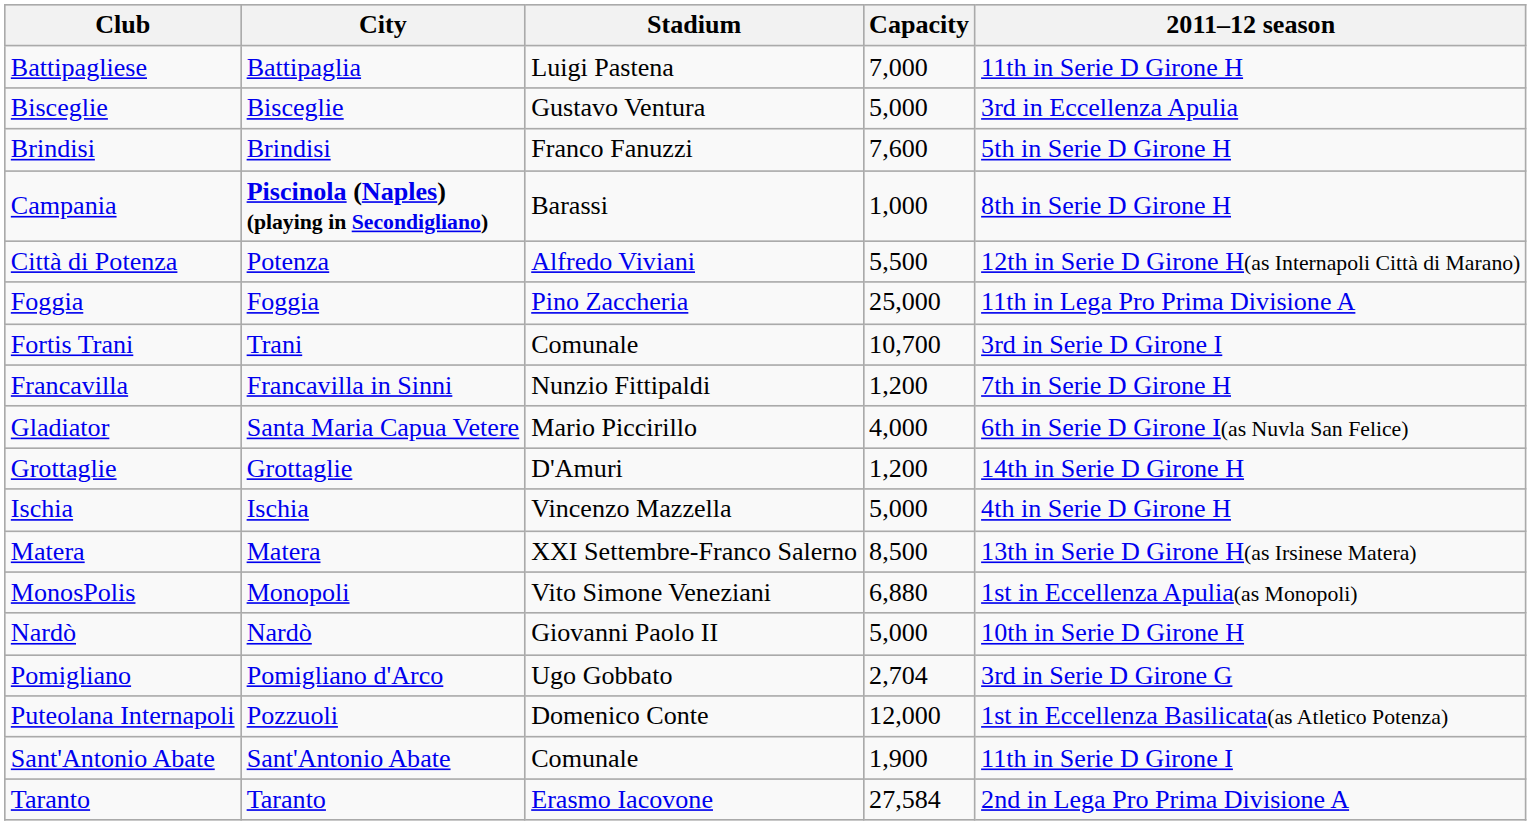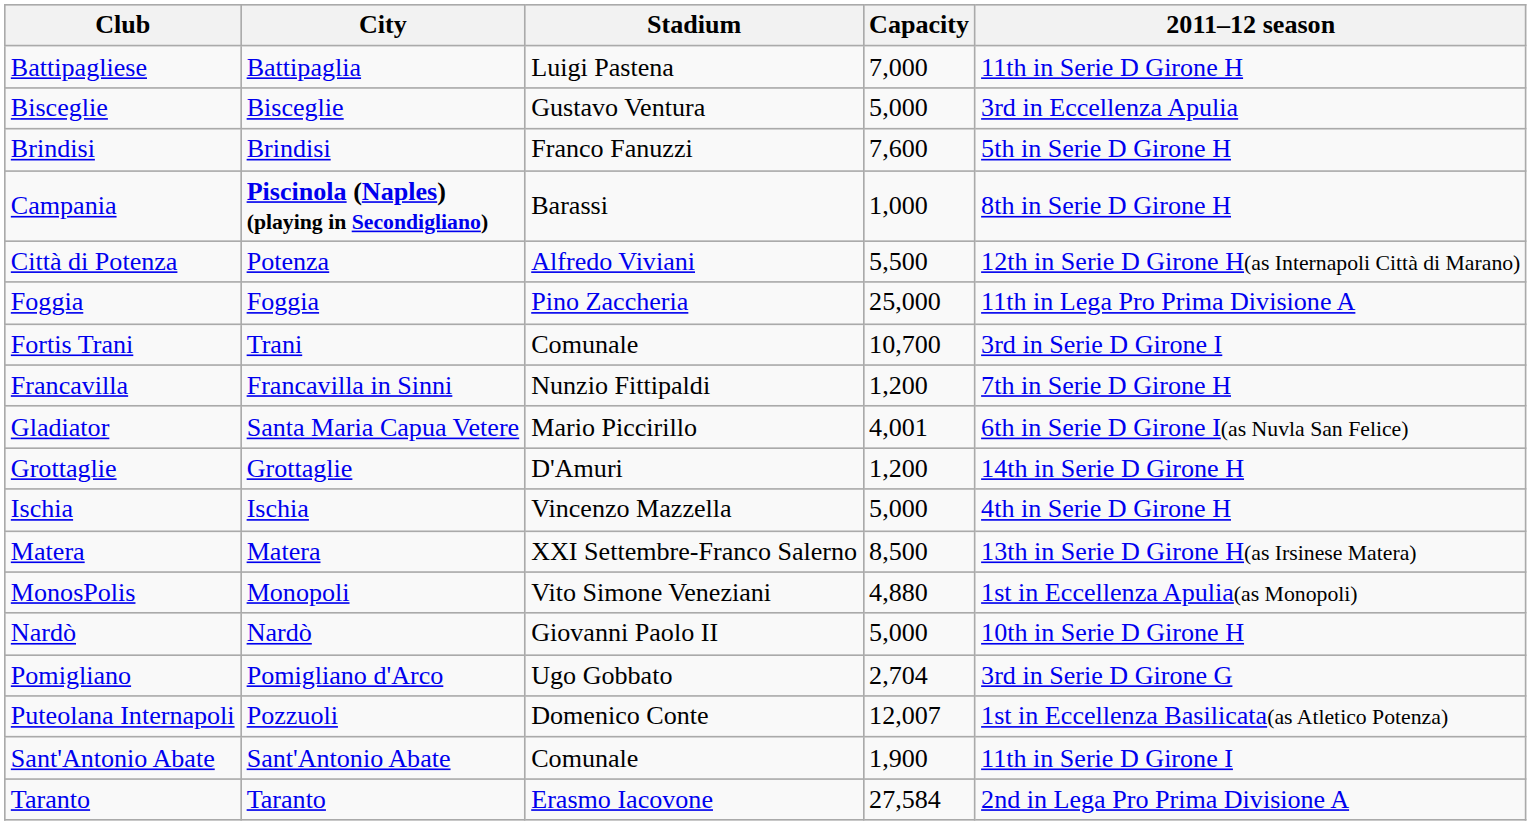(898, 426) 4,000 -> (898, 426) 4,001
(898, 592) 6,880 -> (898, 592) 4,880
(905, 716) 12,000 -> (905, 716) 12,007
